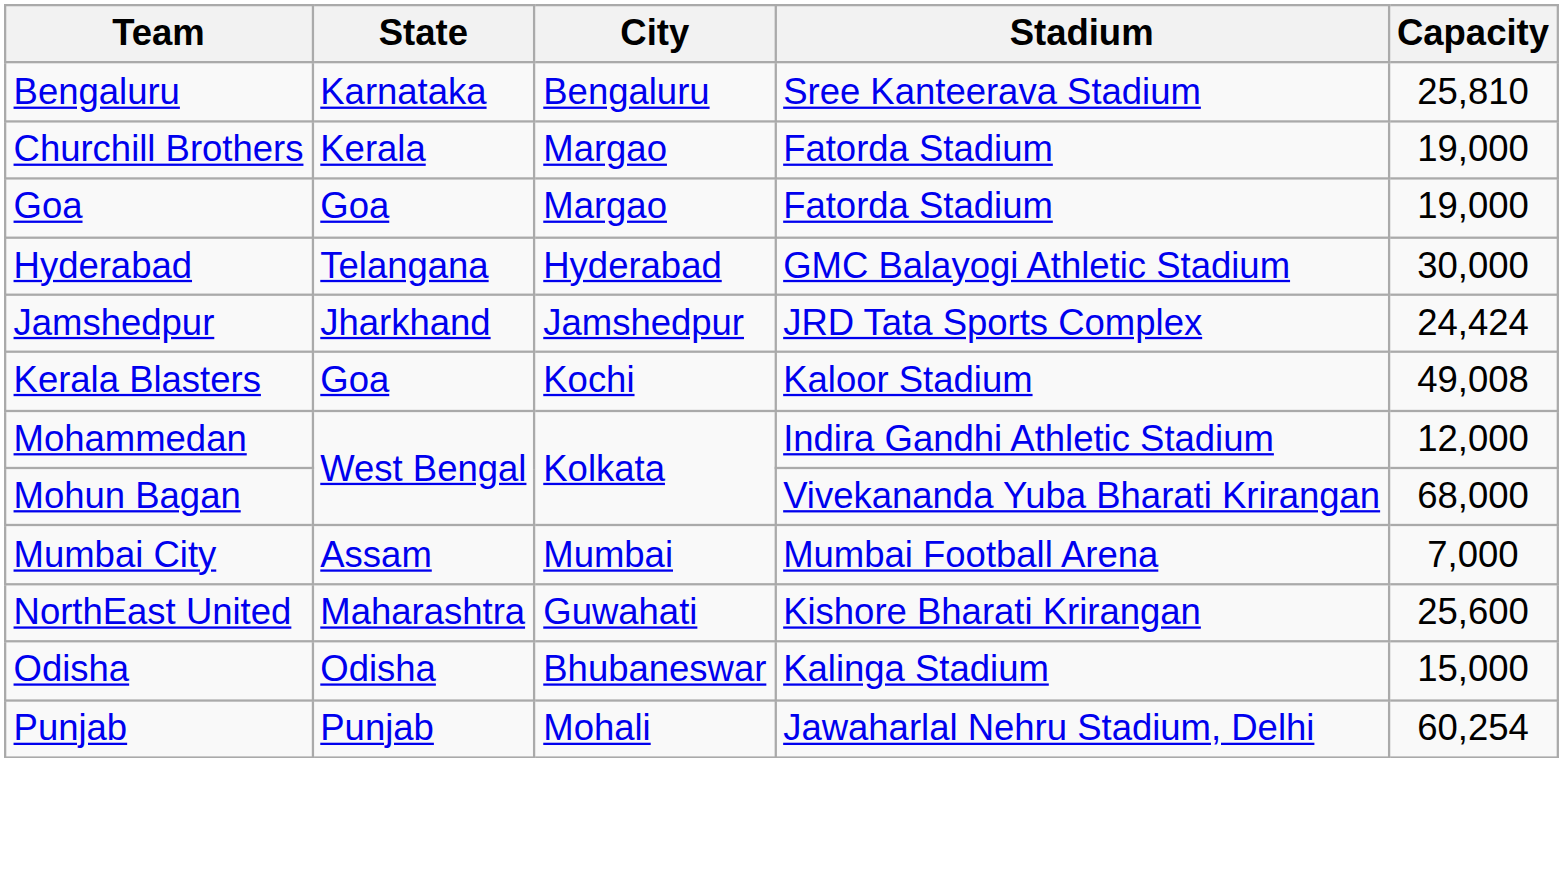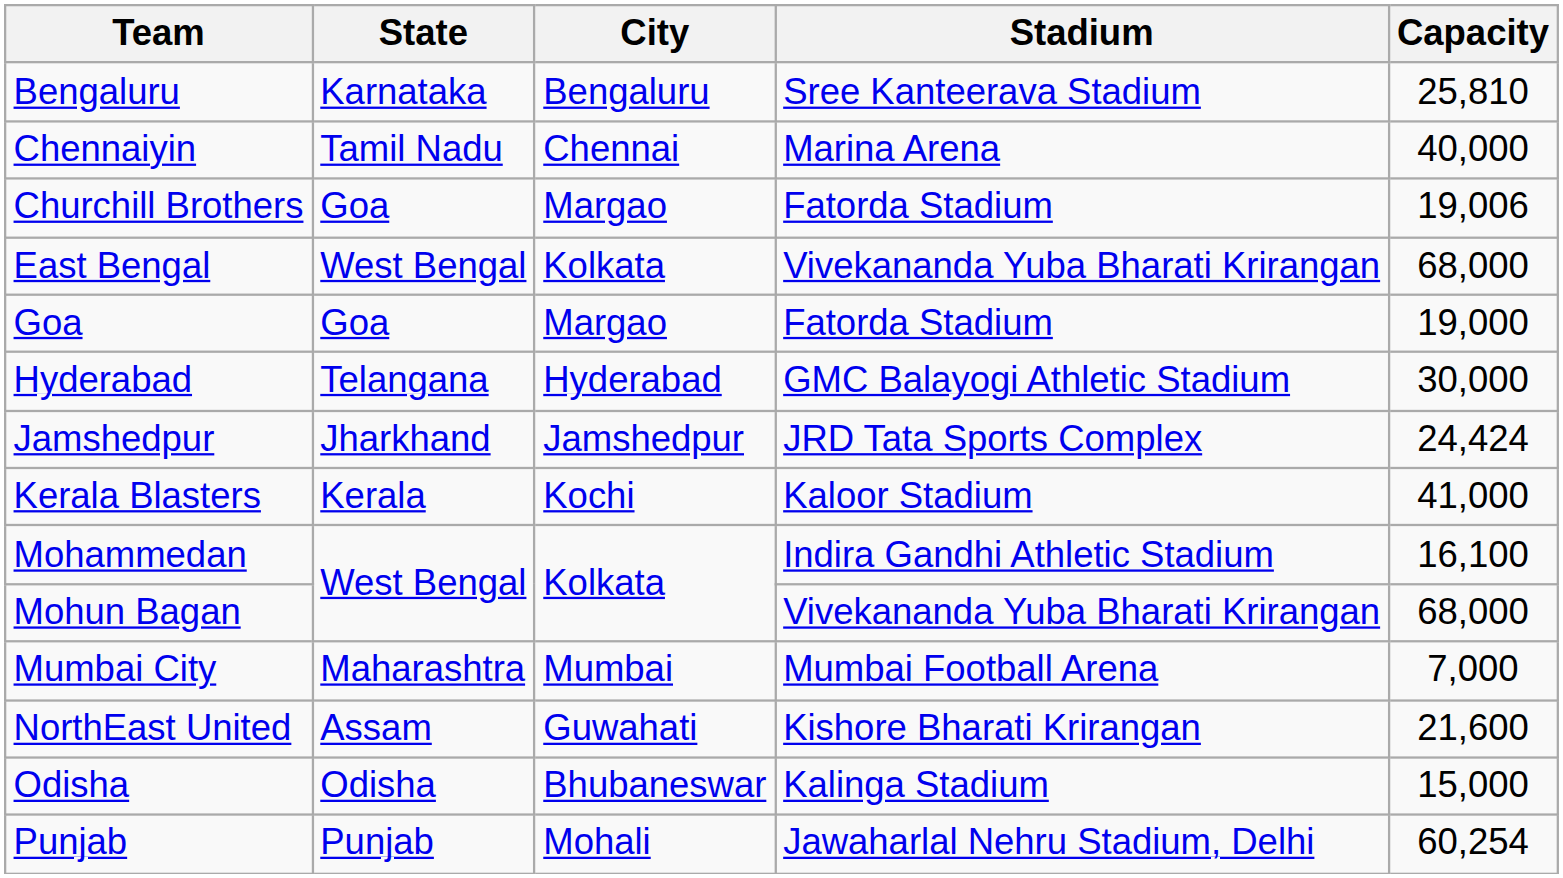+ row: (105, 149)
(373, 149) Kerala -> (355, 206) Goa
(1473, 149) 19,000 -> (1473, 206) 19,006
+ row: (112, 264)
(355, 380) Goa -> (373, 496) Kerala
(1473, 380) 49,008 -> (1473, 496) 41,000
(1473, 438) 12,000 -> (1473, 554) 16,100
(376, 554) Assam -> (423, 669) Maharashtra
(423, 611) Maharashtra -> (376, 727) Assam
(1473, 611) 25,600 -> (1473, 727) 21,600
